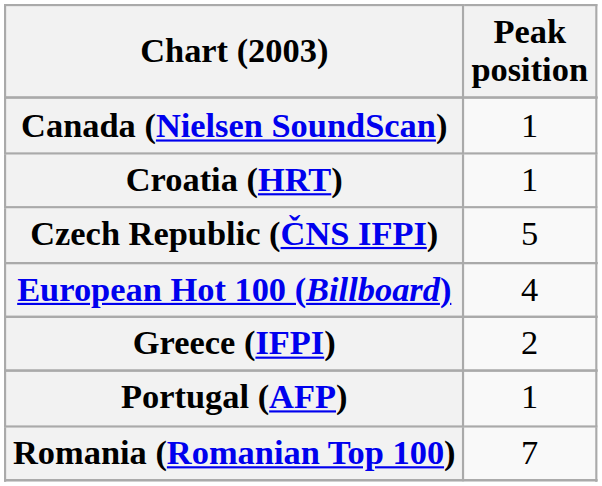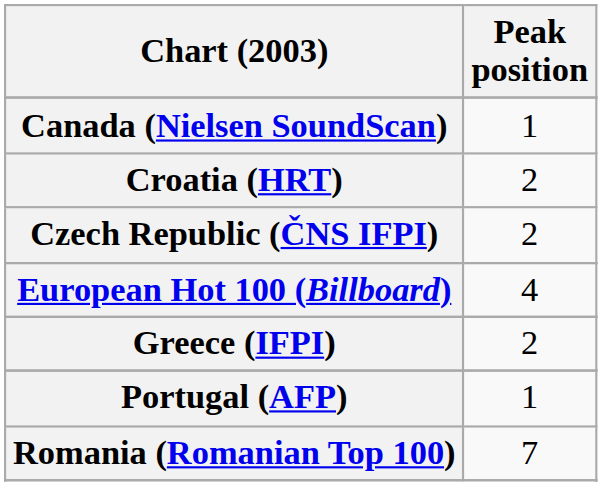(530, 179) 1 -> (530, 179) 2
(530, 234) 5 -> (530, 234) 2
